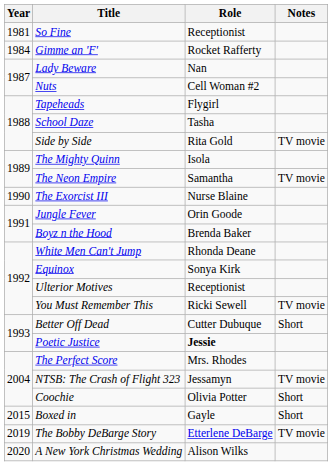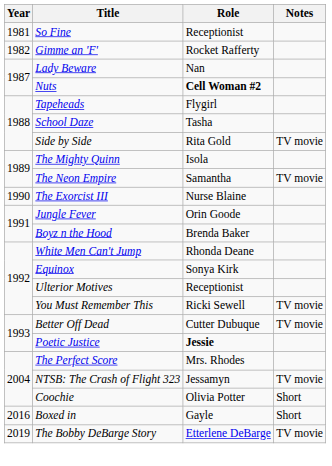(19, 50) 1984 -> (19, 50) 1982
(223, 86) normal -> (223, 86) bold
(290, 324) Short -> (300, 324) TV movie
(19, 415) 2015 -> (19, 415) 2016
- row: (109, 452)
